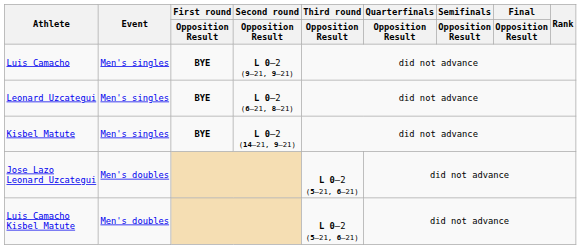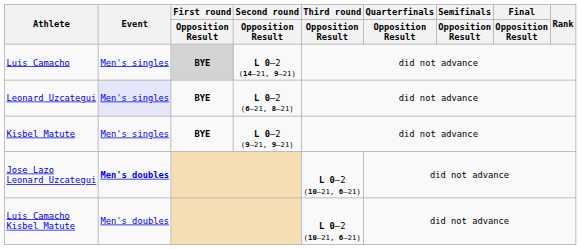(202, 62) no background -> (202, 62) lightgrey background
(267, 67) L 0–2 (9–21, 9–21) -> (267, 67) L 0–2 (14–21, 9–21)
(135, 98) no background -> (135, 98) lavender background
(267, 138) L 0–2 (14–21, 9–21) -> (267, 138) L 0–2 (9–21, 9–21)
(135, 174) normal -> (135, 174) bold
(332, 185) L 0–2 (5–21, 6–21) -> (332, 185) L 0–2 (10–21, 6–21)
(332, 231) L 0–2 (5–21, 6–21) -> (332, 231) L 0–2 (10–21, 6–21)
